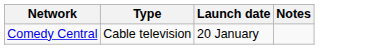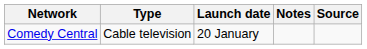+ column: (338, 14)
